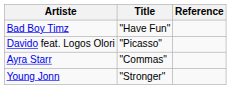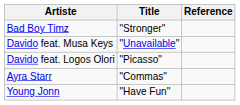(145, 28) "Have Fun" -> (142, 28) "Stronger"
+ row: (60, 44)
(142, 76) "Stronger" -> (145, 92) "Have Fun"
